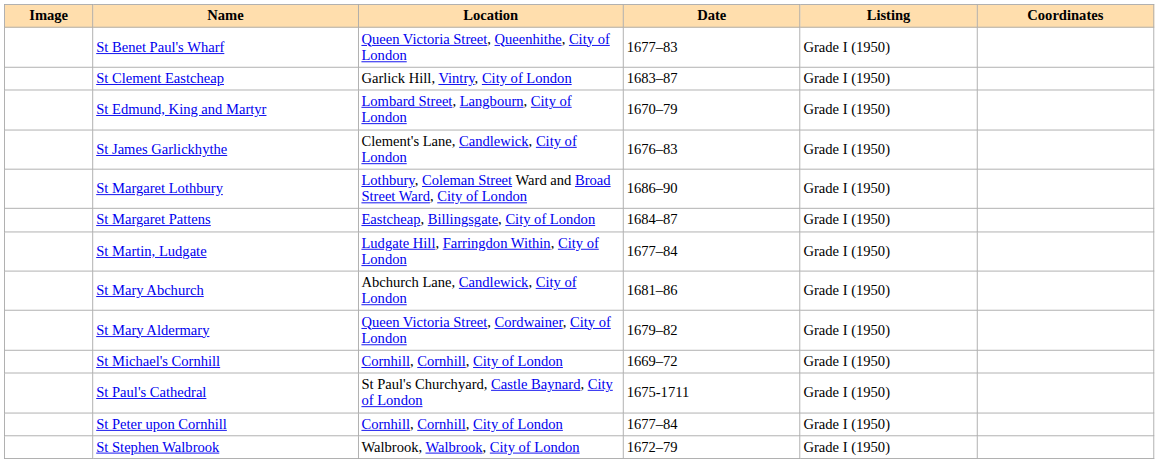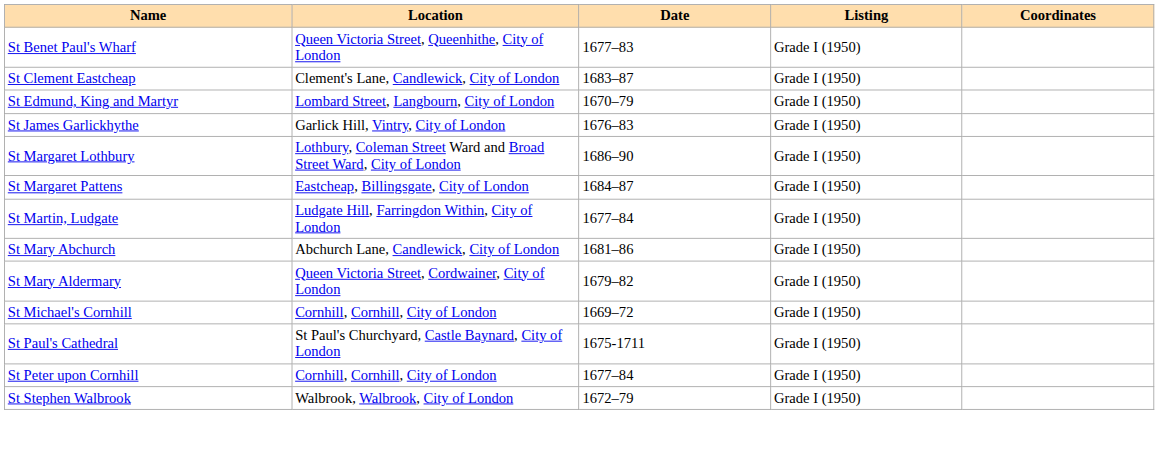- column: (49, 16)
(467, 78) Garlick Hill, Vintry, City of London -> (427, 78) Clement's Lane, Candlewick, City of London
(469, 149) Clement's Lane, Candlewick, City of London -> (400, 124) Garlick Hill, Vintry, City of London
